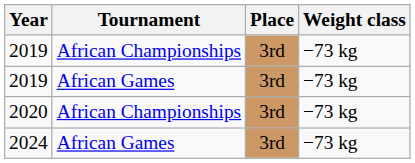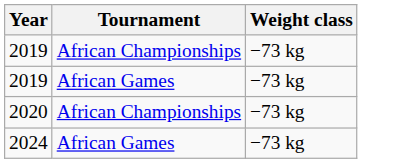- column: (272, 19)
